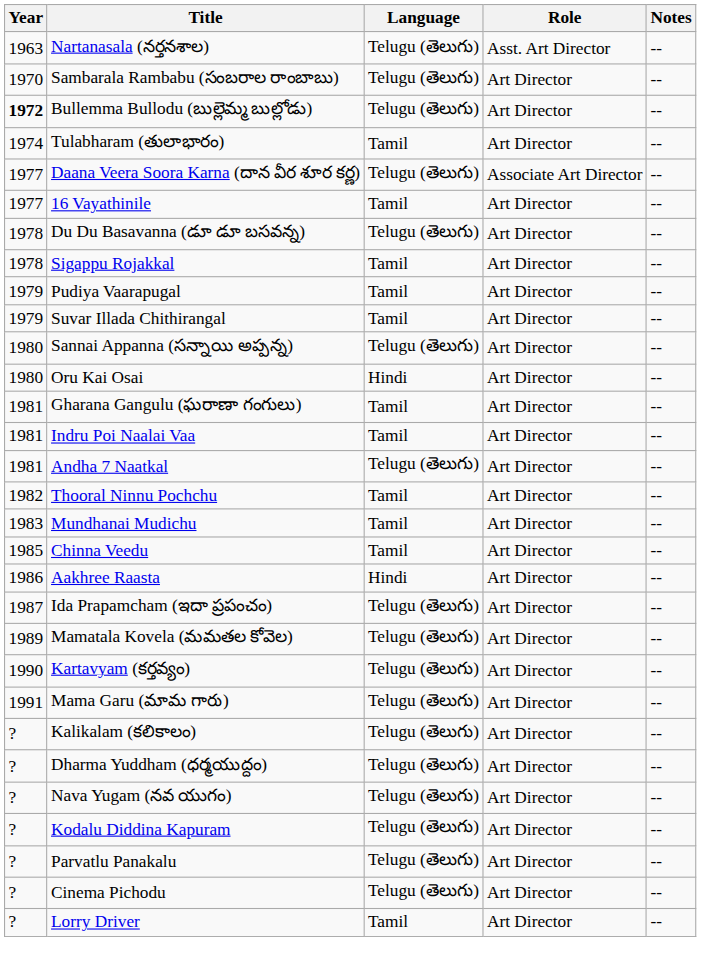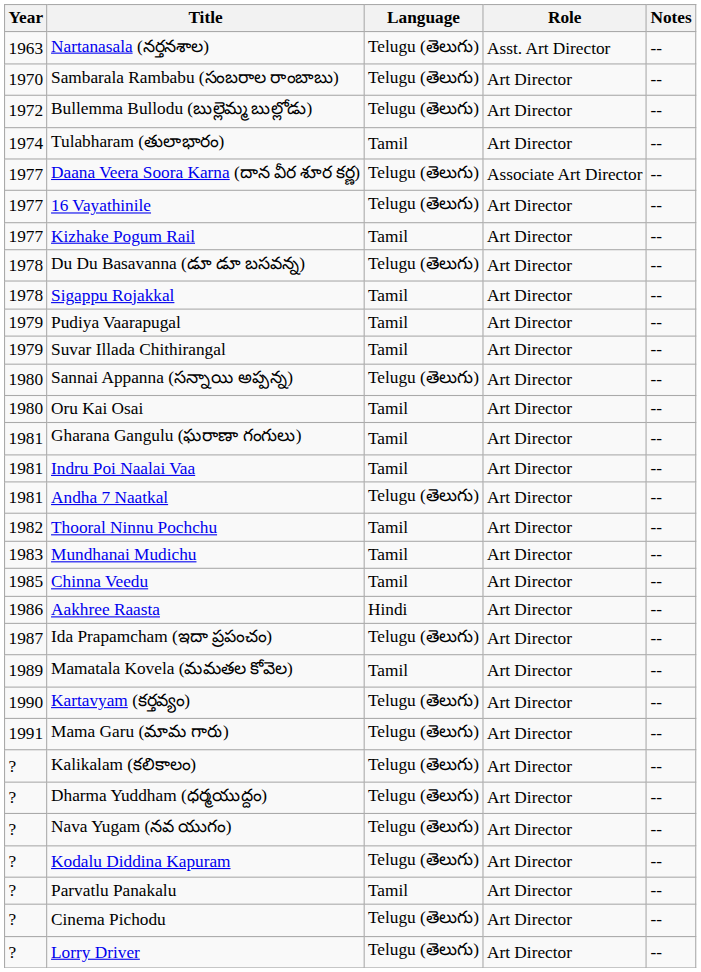(26, 111) bold -> (26, 111) normal
(388, 204) Tamil -> (424, 204) Telugu (తెలుగు)
+ row: (123, 235)
(388, 377) Hindi -> (388, 409) Tamil
(424, 636) Telugu (తెలుగు) -> (388, 670) Tamil
(424, 858) Telugu (తెలుగు) -> (388, 890) Tamil
(388, 922) Tamil -> (424, 949) Telugu (తెలుగు)
